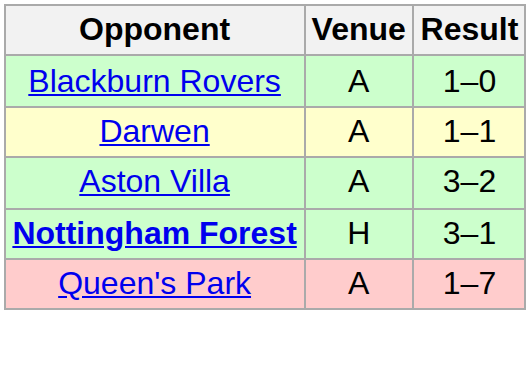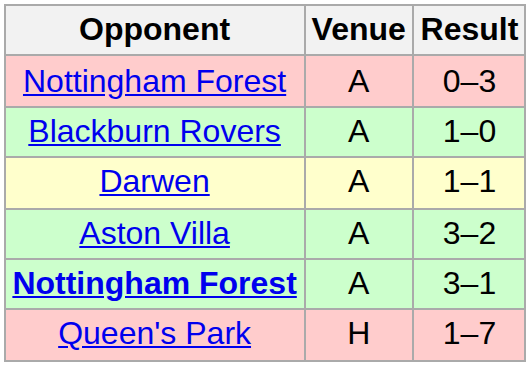+ row: (469, 80)
(359, 232) H -> (359, 283) A
(359, 283) A -> (359, 334) H
